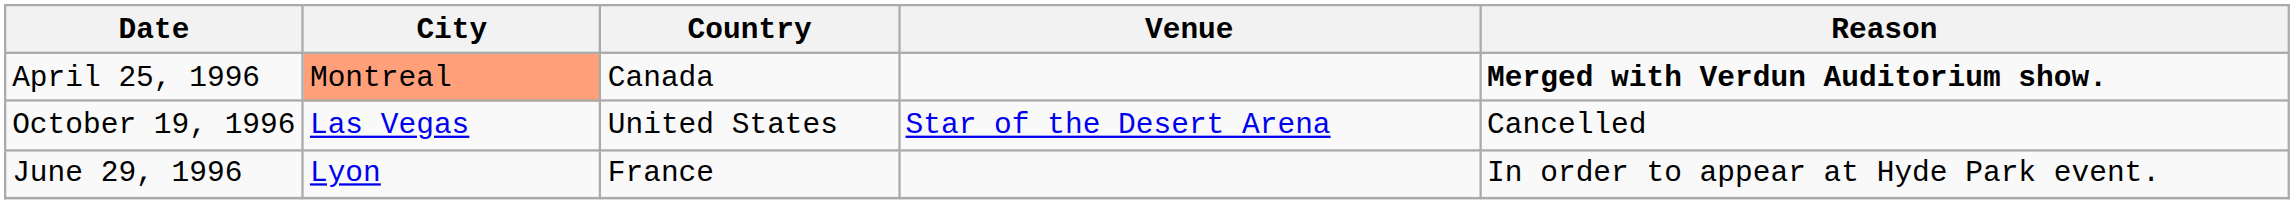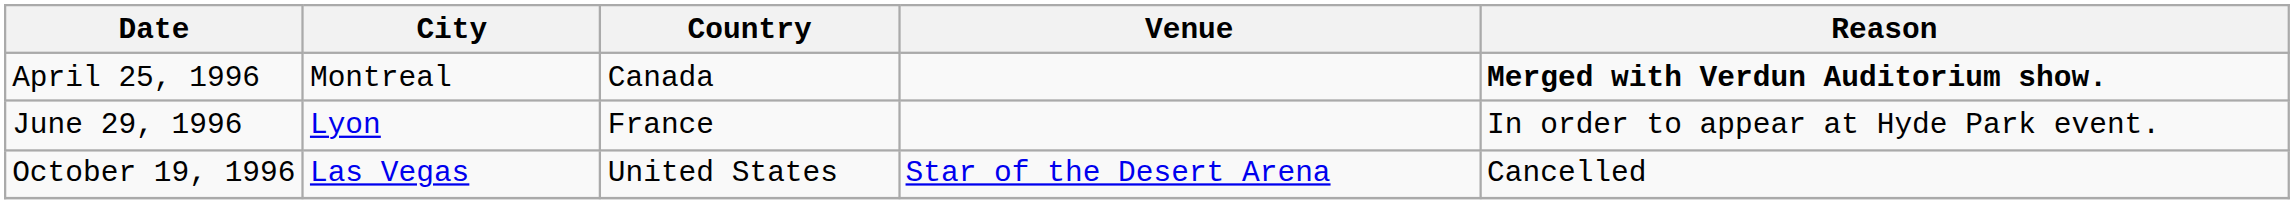(381, 77) lightsalmon background -> (381, 77) no background
rows swapped: (127, 173) <-> (154, 125)
